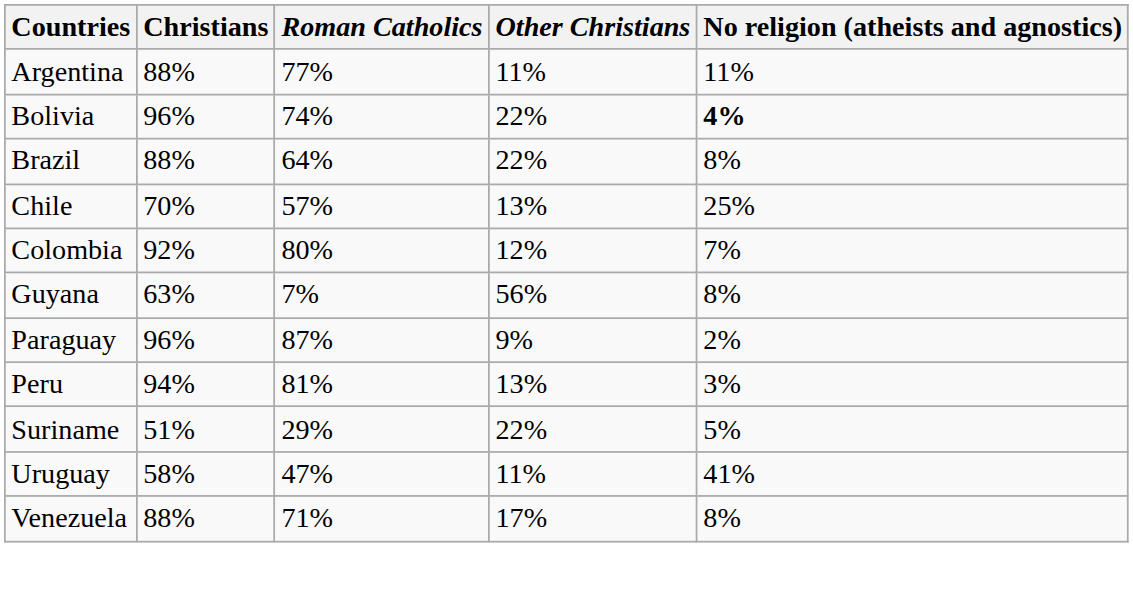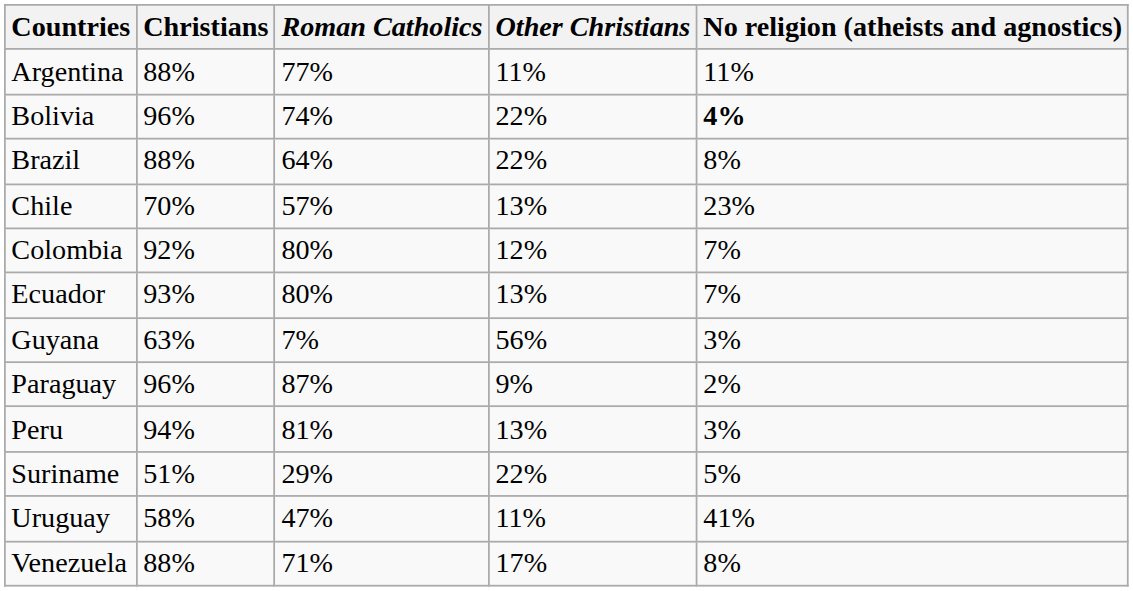(729, 205) 25% -> (729, 205) 23%
+ row: (58, 294)
(722, 294) 8% -> (722, 339) 3%
